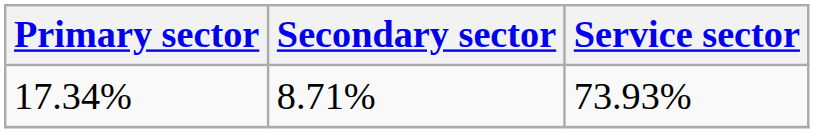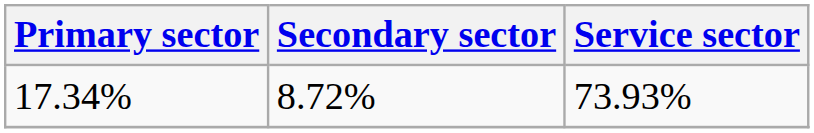(326, 95) 8.71% -> (326, 95) 8.72%
